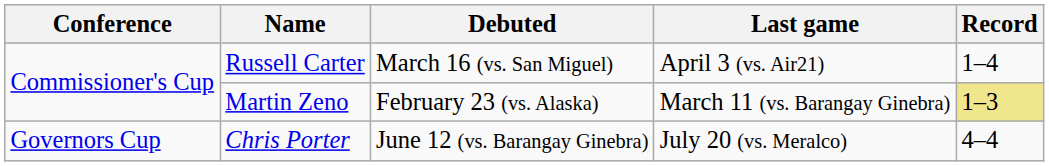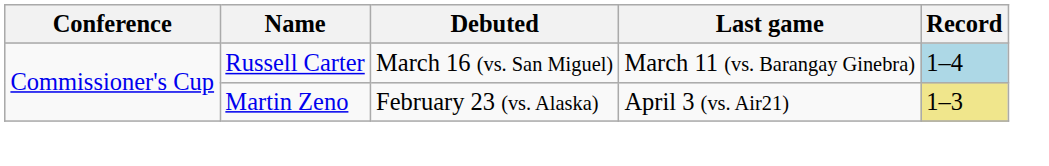(742, 62) April 3 (vs. Air21) -> (770, 62) March 11 (vs. Barangay Ginebra)
(980, 62) no background -> (945, 62) lightblue background
(805, 101) March 11 (vs. Barangay Ginebra) -> (707, 101) April 3 (vs. Air21)
- row: (288, 140)
